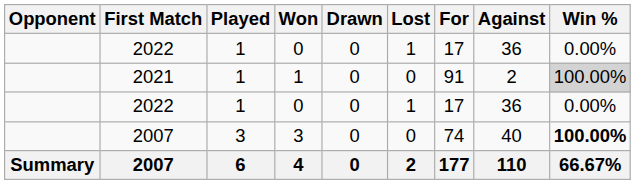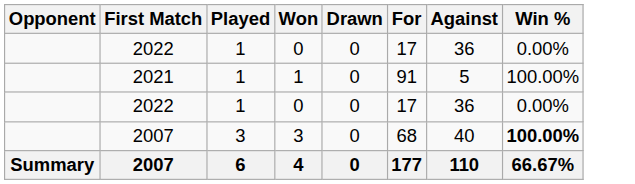- column: (411, 19)
(512, 77) 2 -> (464, 77) 5
(590, 77) lightgrey background -> (543, 77) no background
(454, 135) 74 -> (407, 135) 68
